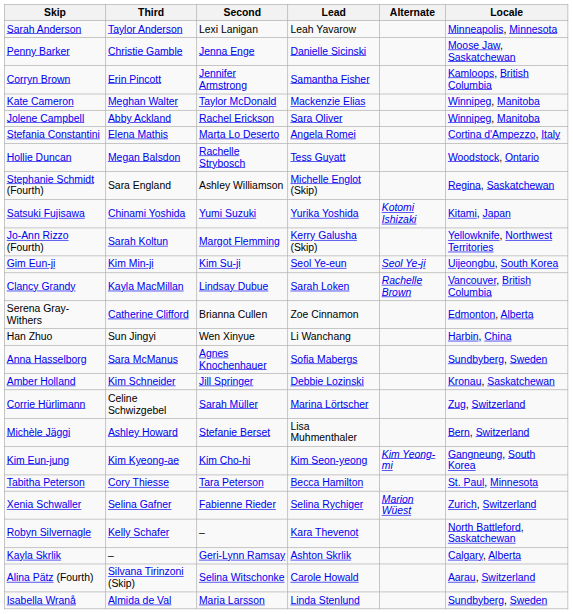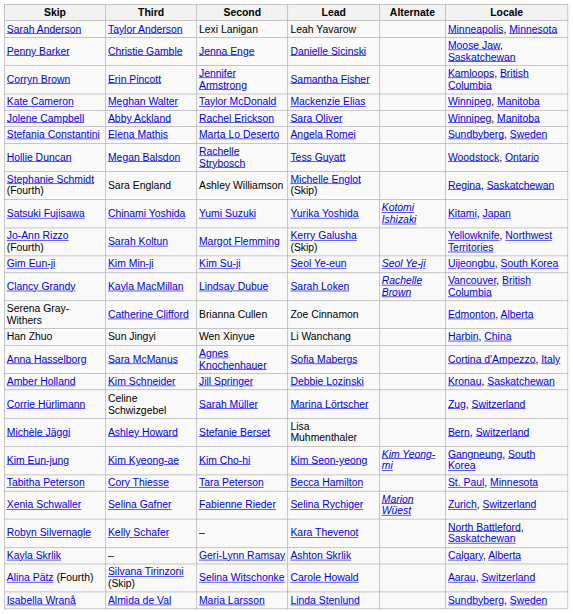(504, 135) Cortina d'Ampezzo, Italy -> (498, 135) Sundbyberg, Sweden
(498, 359) Sundbyberg, Sweden -> (504, 359) Cortina d'Ampezzo, Italy
